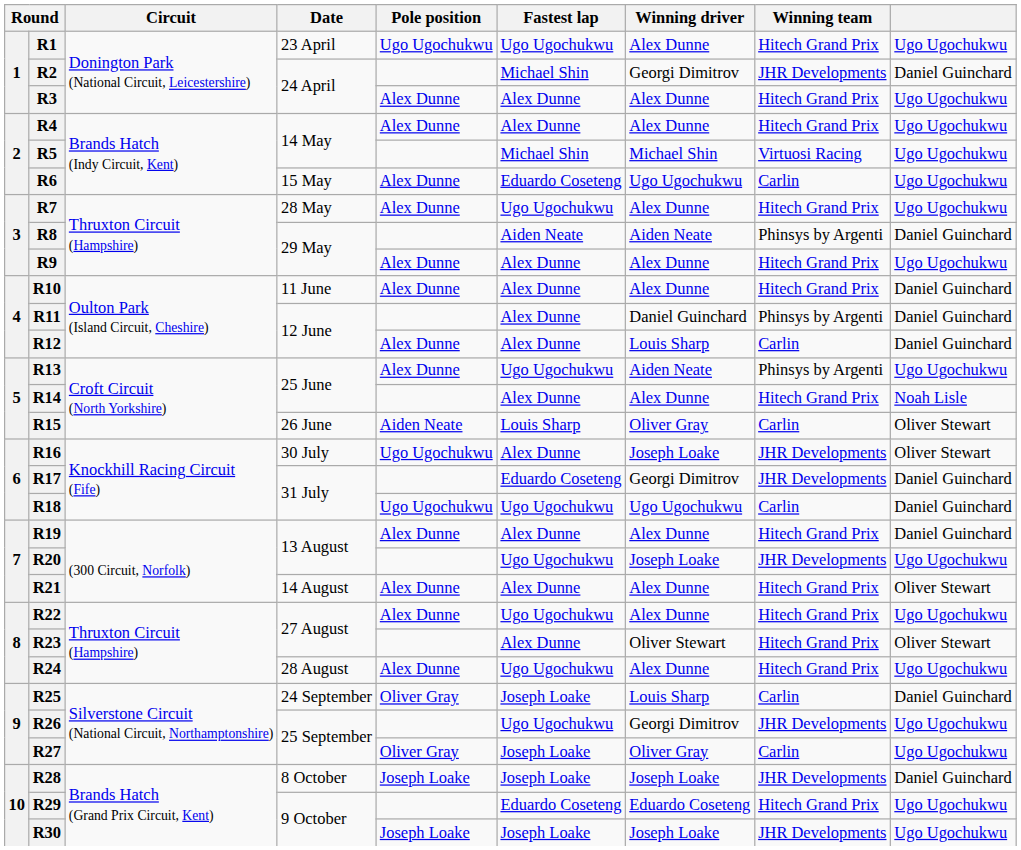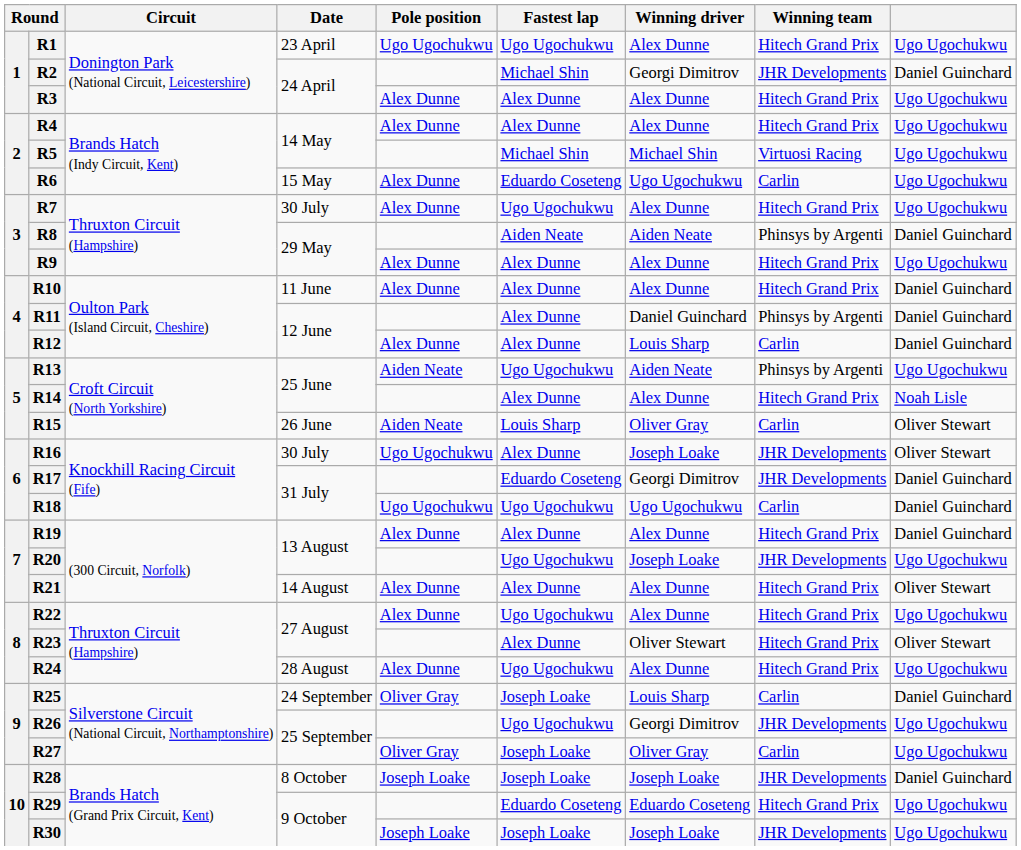(306, 207) 28 May -> (305, 207) 30 July
(420, 370) Alex Dunne -> (421, 370) Aiden Neate
